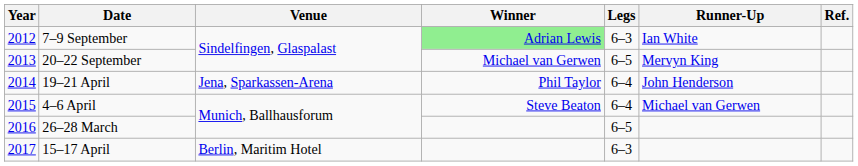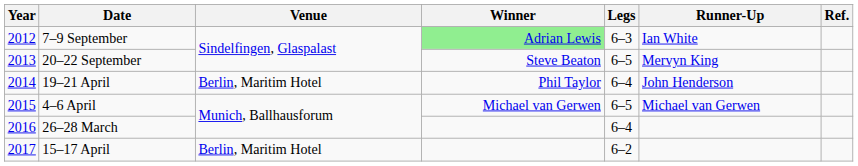(542, 60) Michael van Gerwen -> (564, 60) Steve Beaton
(266, 82) Jena, Sparkassen-Arena -> (260, 82) Berlin, Maritim Hotel
(564, 104) Steve Beaton -> (542, 104) Michael van Gerwen
(621, 104) 6–4 -> (621, 104) 6–5
(621, 127) 6–5 -> (621, 127) 6–4
(621, 149) 6–3 -> (621, 149) 6–2
